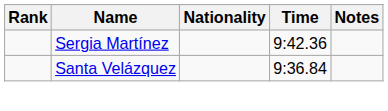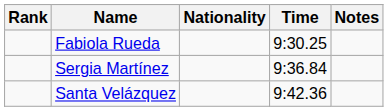+ row: (107, 43)
(300, 43) 9:42.36 -> (300, 68) 9:36.84
(300, 68) 9:36.84 -> (300, 94) 9:42.36
